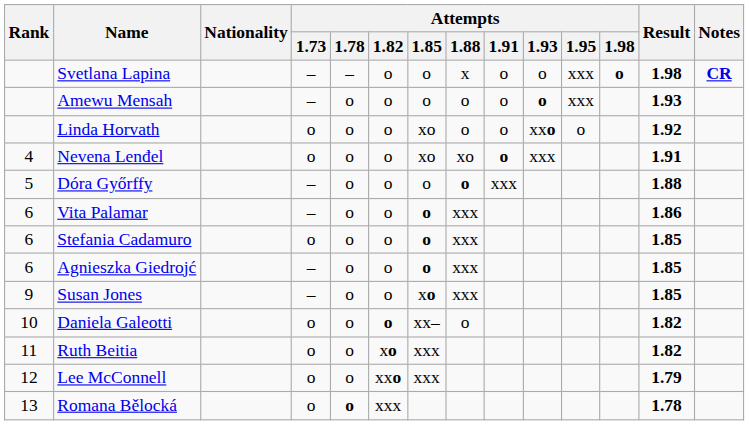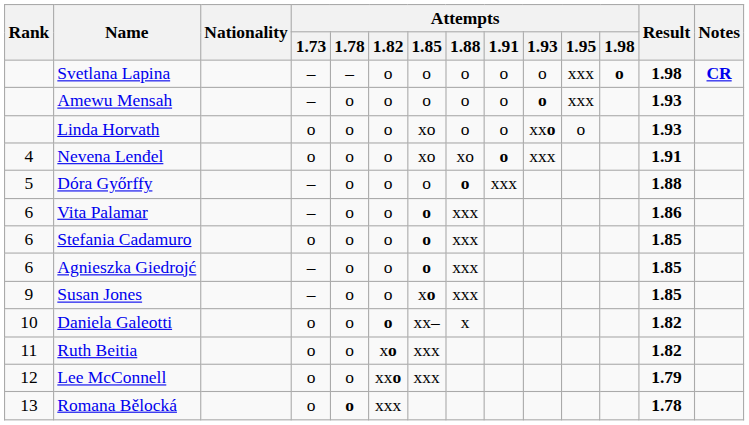(465, 73) x -> (465, 73) o
(666, 128) 1.92 -> (666, 128) 1.93
(465, 322) o -> (465, 322) x
